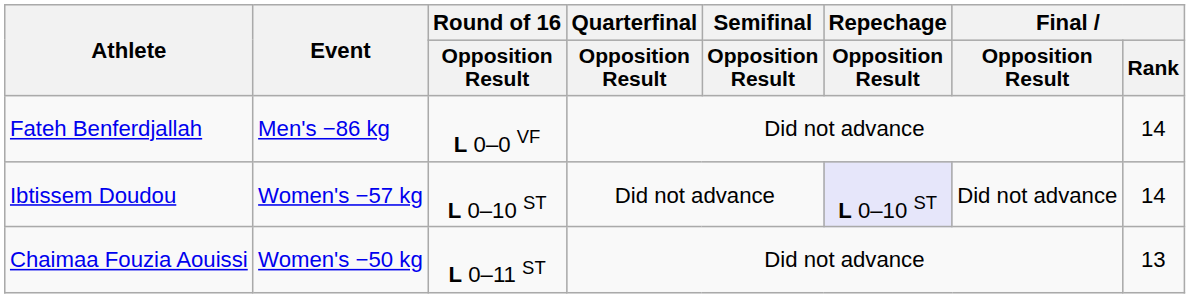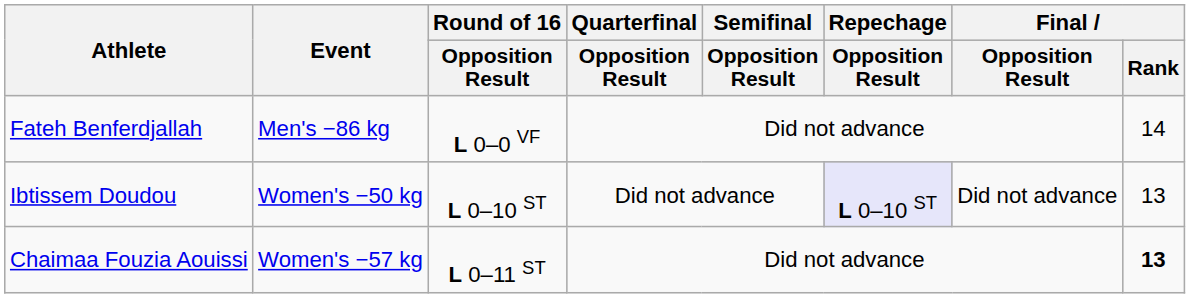(340, 195) Women's −57 kg -> (340, 195) Women's −50 kg
(1153, 195) 14 -> (1153, 195) 13
(340, 260) Women's −50 kg -> (340, 260) Women's −57 kg
(1153, 260) normal -> (1153, 260) bold
